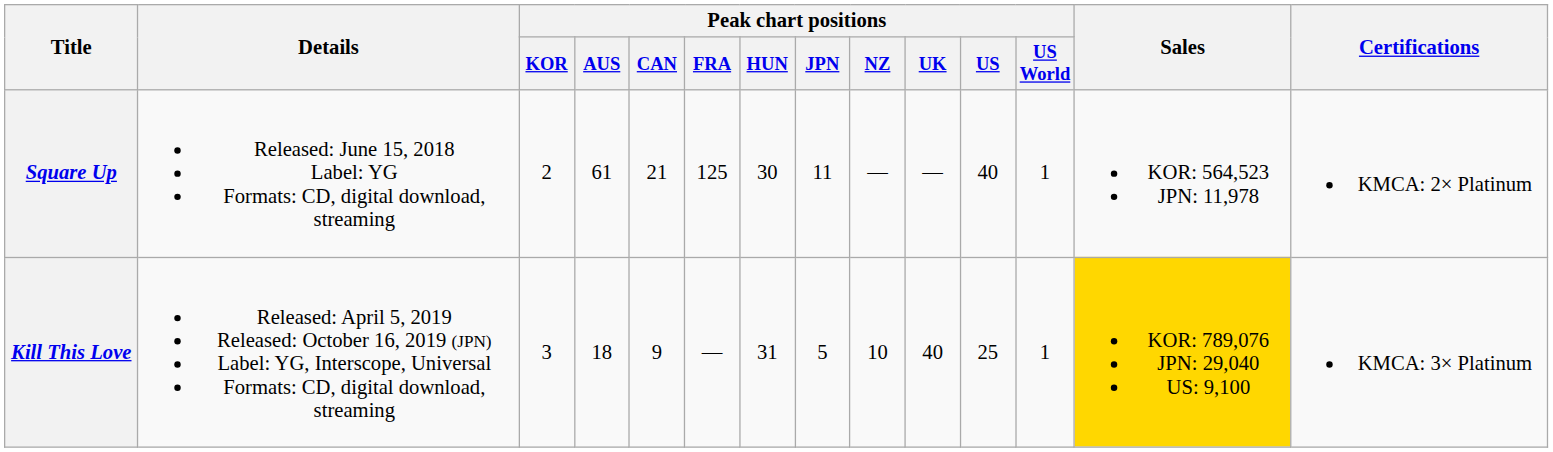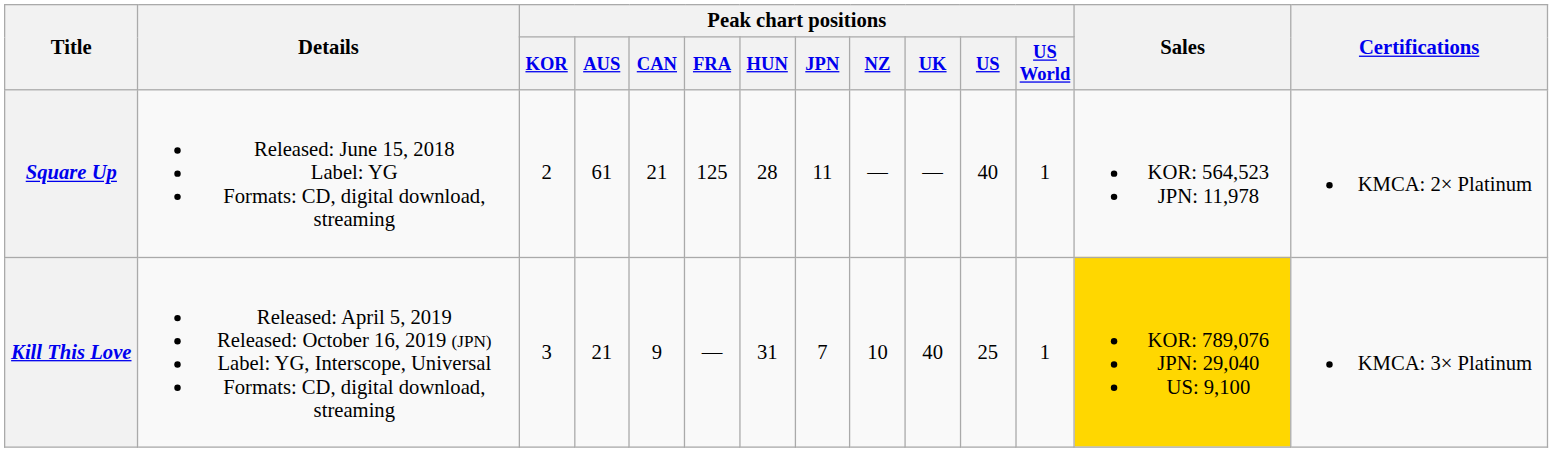(767, 173) 30 -> (767, 173) 28
(602, 351) 18 -> (602, 351) 21
(822, 351) 5 -> (822, 351) 7
